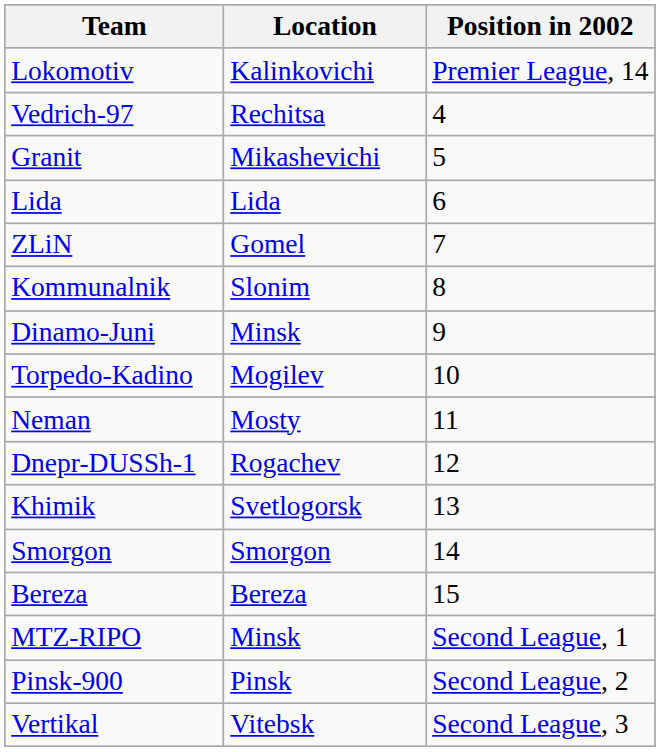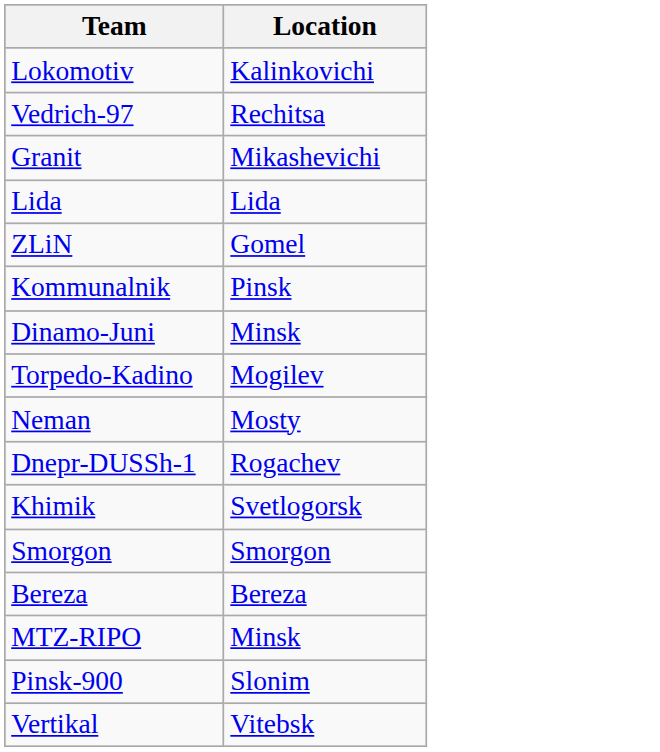- column: (540, 26)
(270, 288) Slonim -> (261, 288) Pinsk
(261, 680) Pinsk -> (270, 680) Slonim
